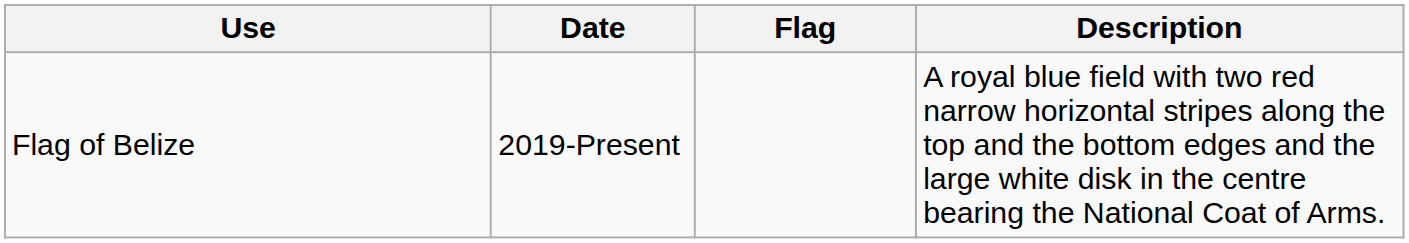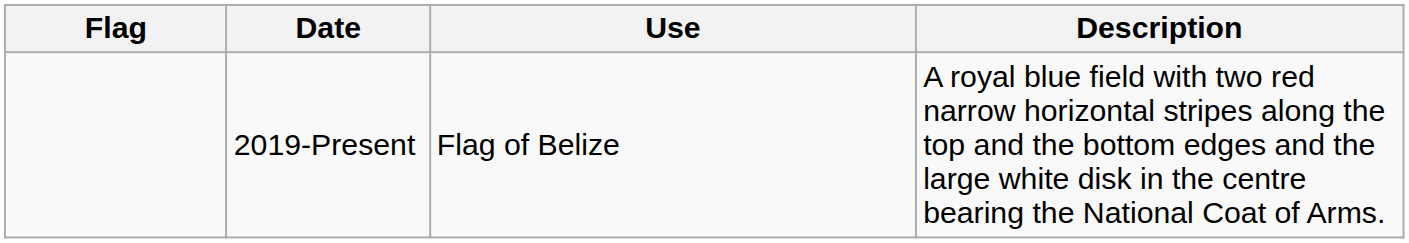columns swapped: (805, 28) <-> (248, 28)
